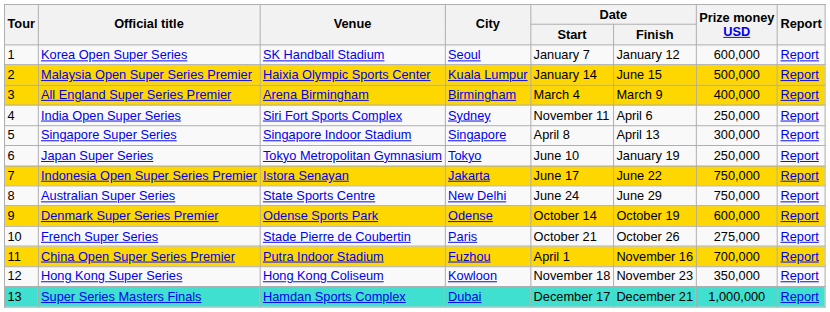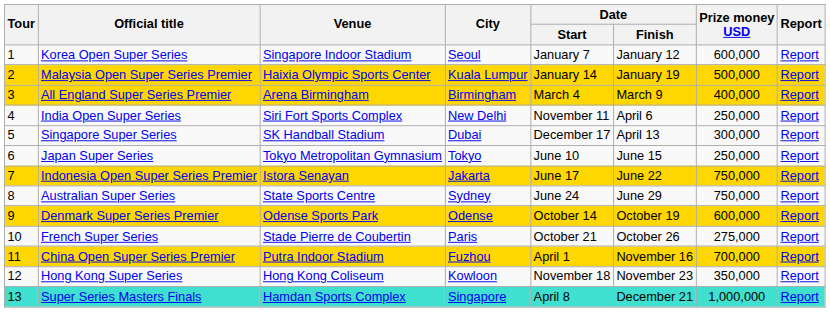(324, 54) SK Handball Stadium -> (337, 54) Singapore Indoor Stadium
(639, 75) June 15 -> (648, 75) January 19
(469, 115) Sydney -> (477, 115) New Delhi
(337, 135) Singapore Indoor Stadium -> (324, 135) SK Handball Stadium
(477, 135) Singapore -> (465, 135) Dubai
(552, 135) April 8 -> (572, 135) December 17
(648, 155) January 19 -> (639, 155) June 15
(477, 196) New Delhi -> (469, 196) Sydney
(465, 296) Dubai -> (477, 296) Singapore
(572, 296) December 17 -> (552, 296) April 8
